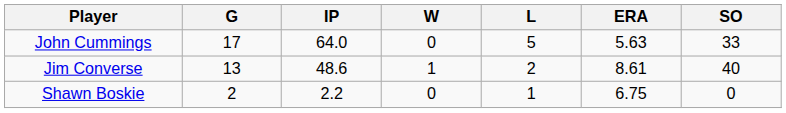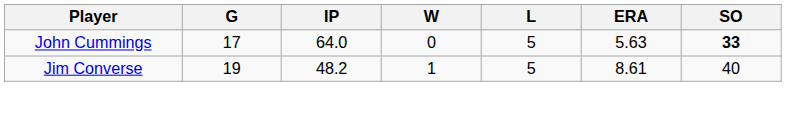(731, 42) normal -> (731, 42) bold
(232, 68) 13 -> (232, 68) 19
(332, 68) 48.6 -> (332, 68) 48.2
(531, 68) 2 -> (531, 68) 5
- row: (93, 94)
